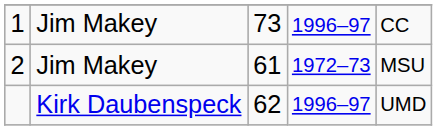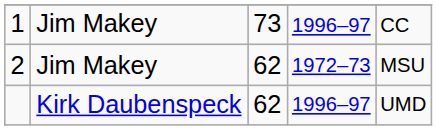(267, 64) 61 -> (267, 64) 62
